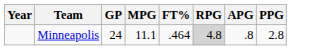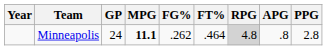+ column: (177, 14)
(146, 35) normal -> (146, 35) bold
